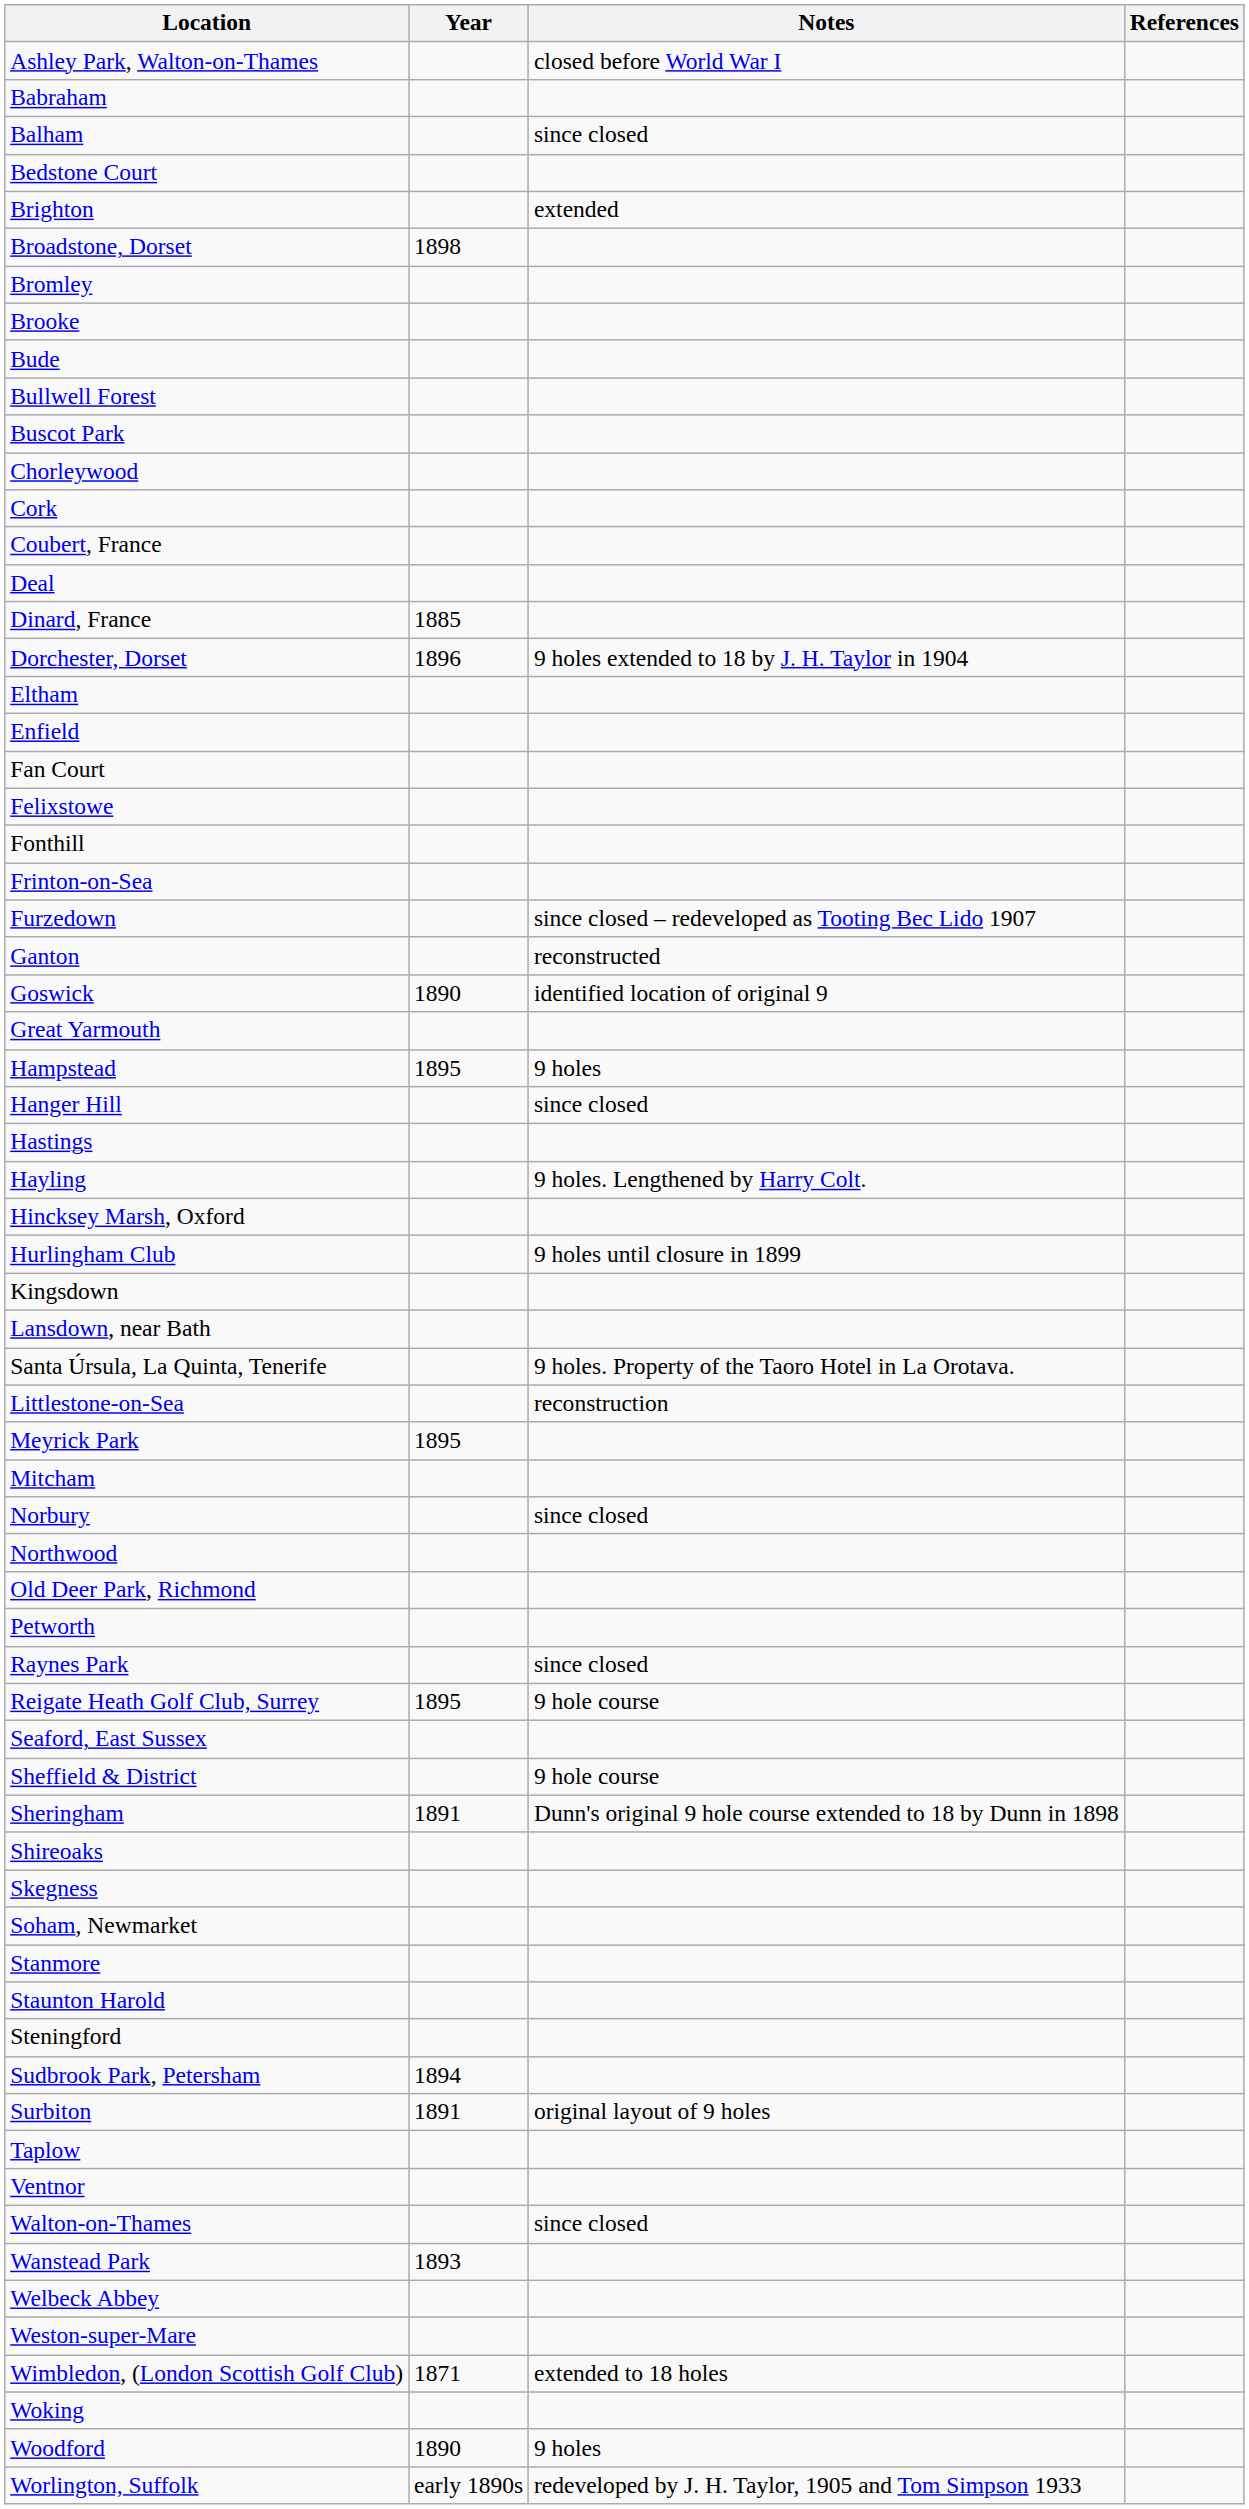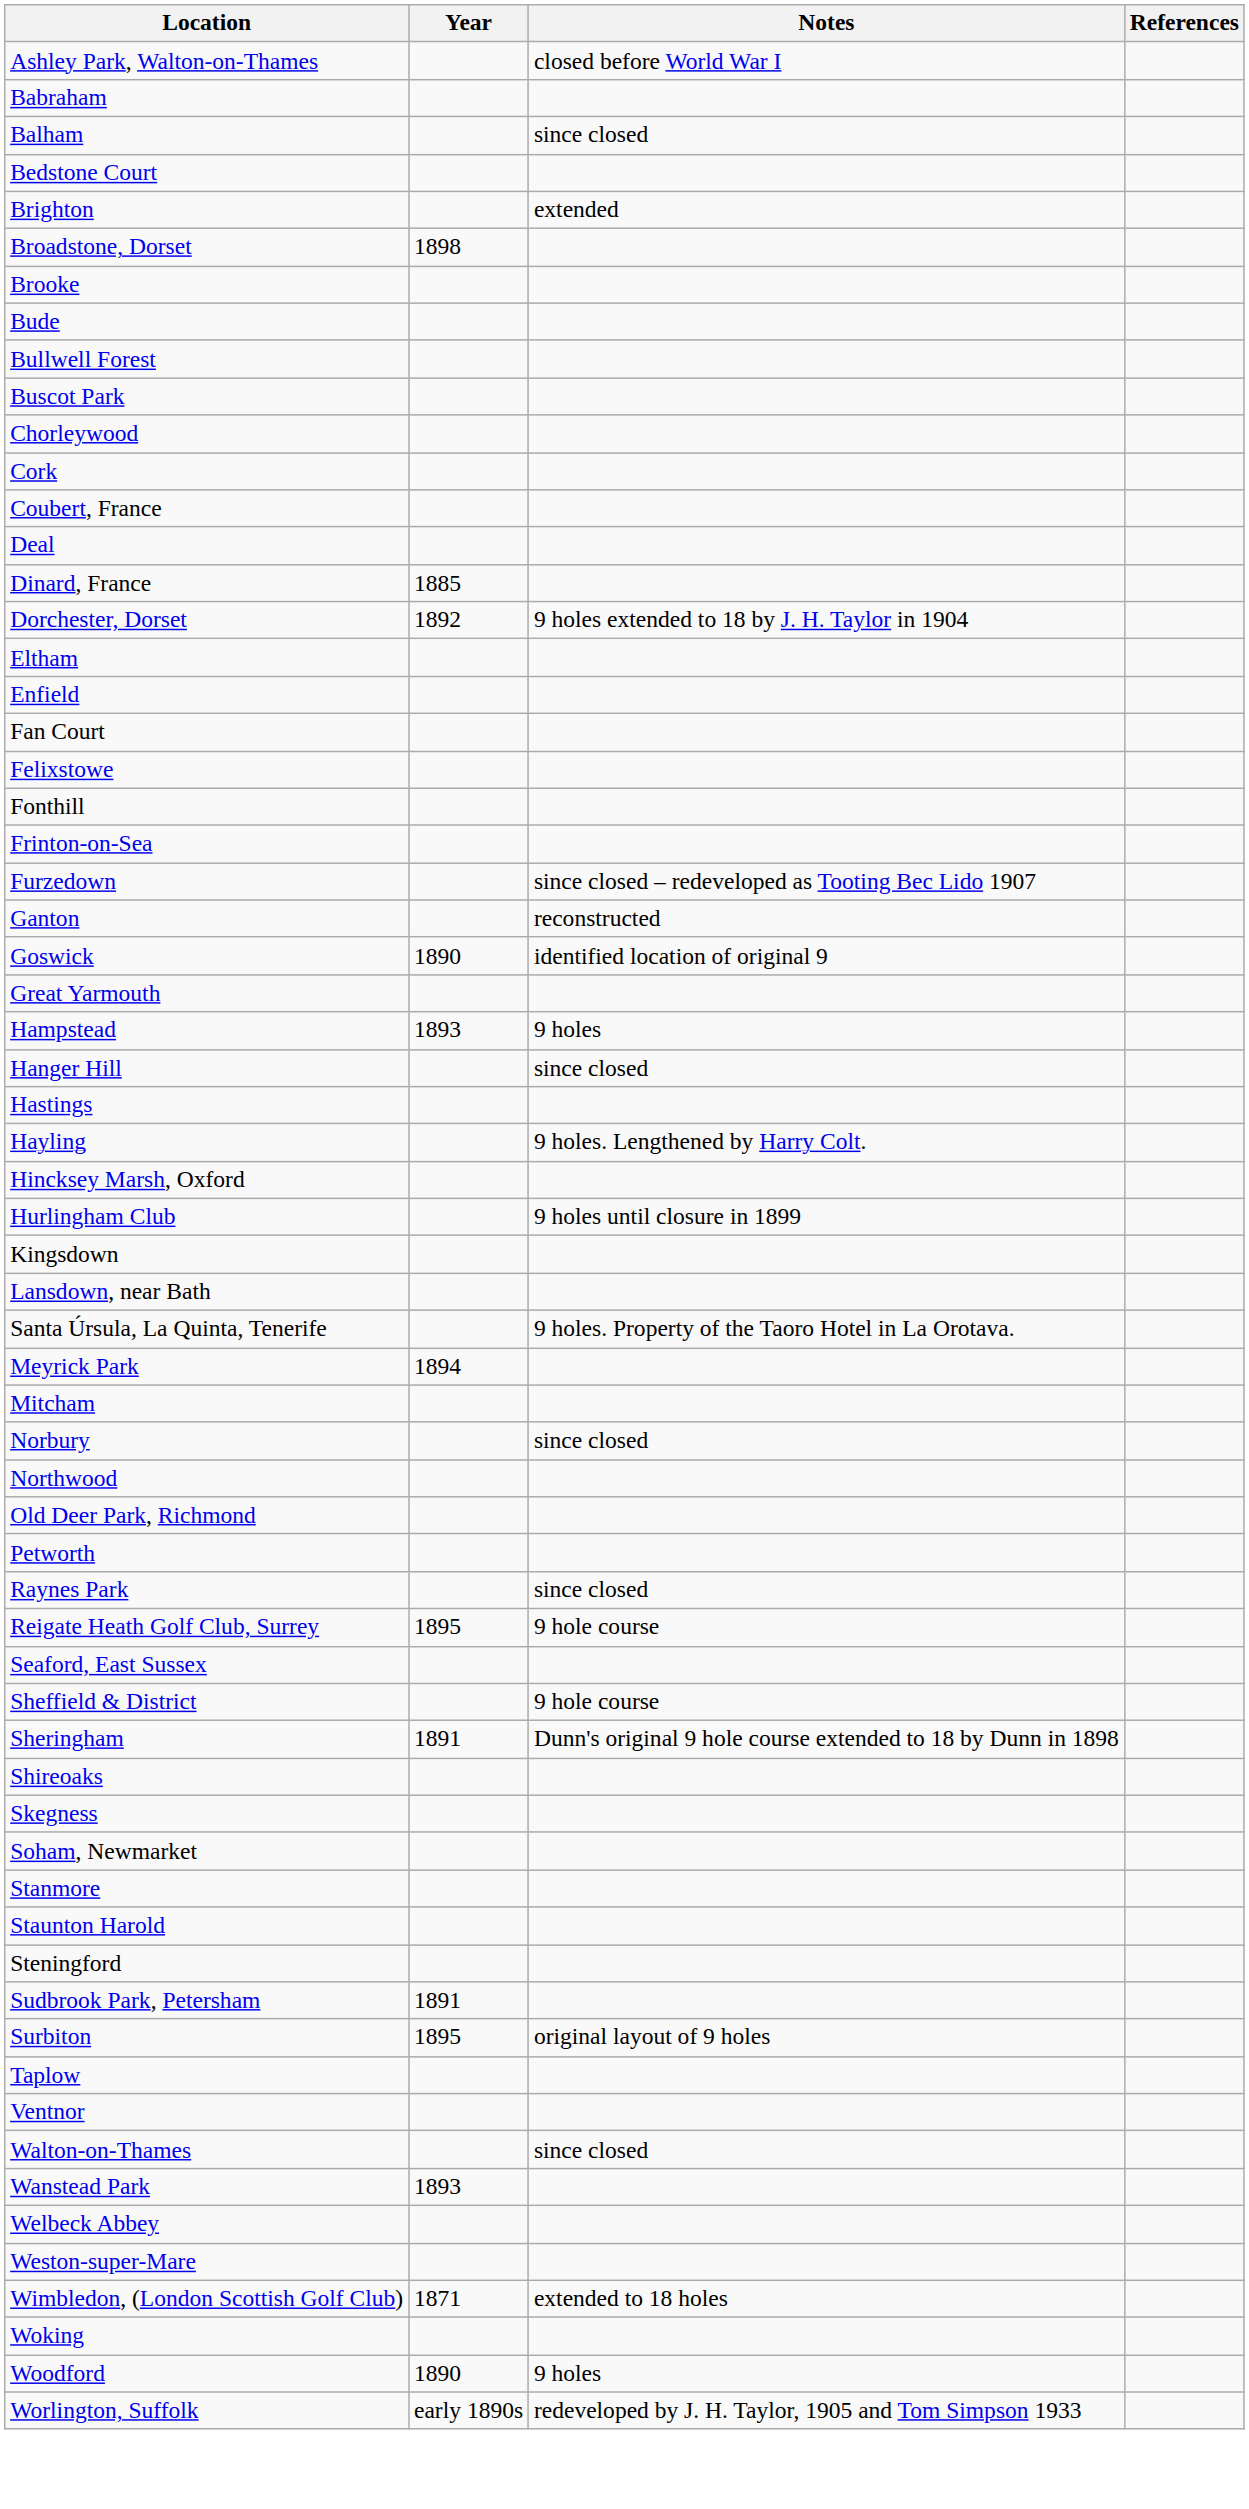- row: (51, 284)
(438, 657) 1896 -> (438, 619) 1892
(438, 1067) 1895 -> (438, 1030) 1893
- row: (97, 1403)
(438, 1440) 1895 -> (438, 1365) 1894
(438, 2074) 1894 -> (438, 2000) 1891
(438, 2112) 1891 -> (438, 2037) 1895
